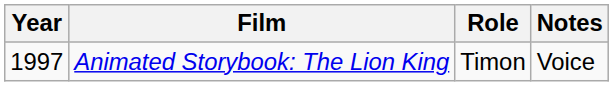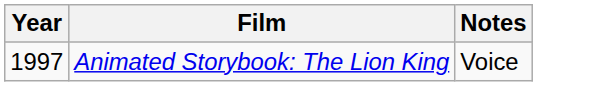- column: (493, 23)
